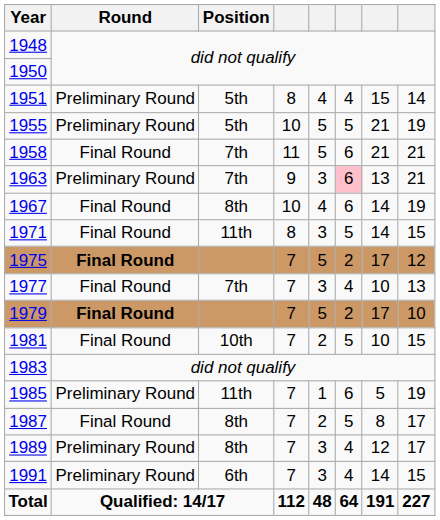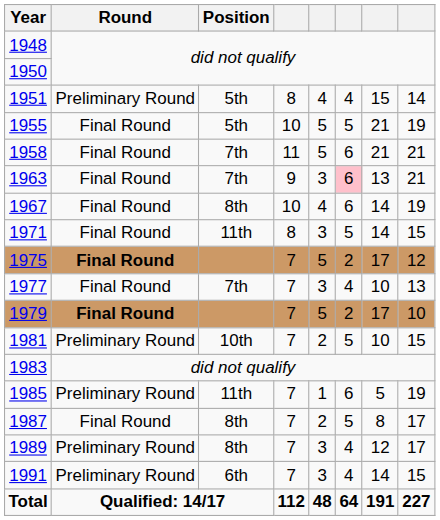(125, 125) Preliminary Round -> (125, 125) Final Round
(125, 179) Preliminary Round -> (125, 179) Final Round
(125, 340) Final Round -> (125, 340) Preliminary Round
